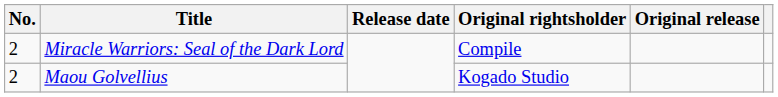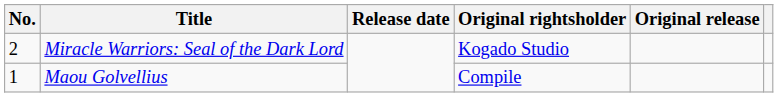(490, 48) Compile -> (514, 48) Kogado Studio
(13, 77) 2 -> (13, 77) 1
(514, 77) Kogado Studio -> (490, 77) Compile
